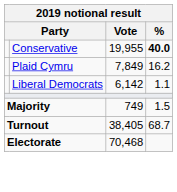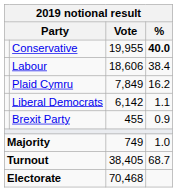+ row: (30, 66)
+ row: (41, 119)
(162, 107) 1.5 -> (162, 142) 1.0
